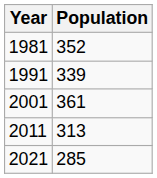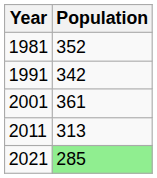(71, 74) 339 -> (71, 74) 342
(71, 159) no background -> (71, 159) lightgreen background
